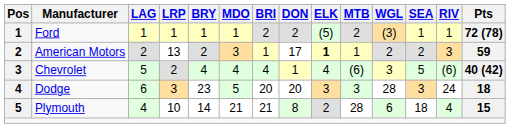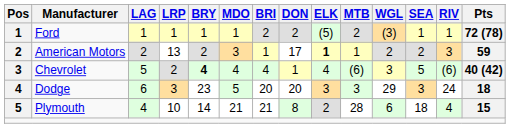(204, 70) normal -> (204, 70) bold
(389, 89) 28 -> (389, 89) 29
